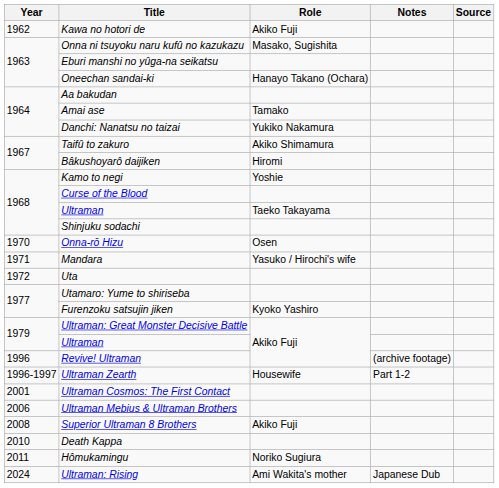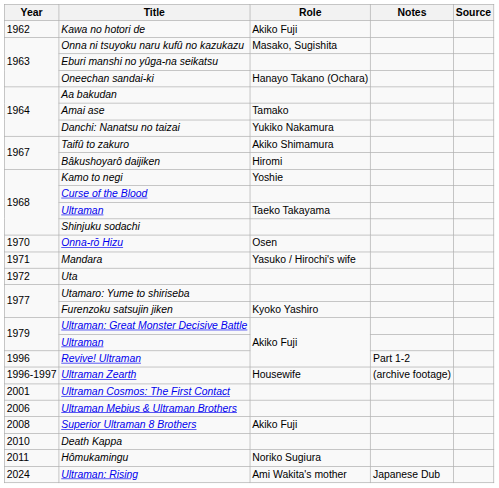(412, 359) (archive footage) -> (391, 359) Part 1-2
(391, 375) Part 1-2 -> (412, 375) (archive footage)
